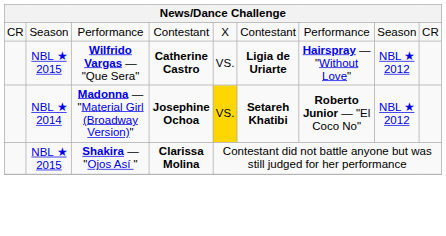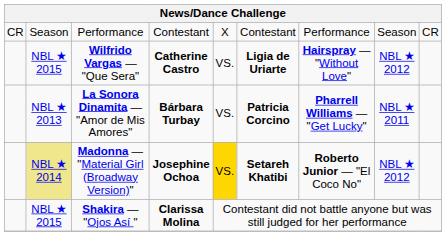+ row: (110, 113)
(49, 114) no background -> (49, 171) khaki background
